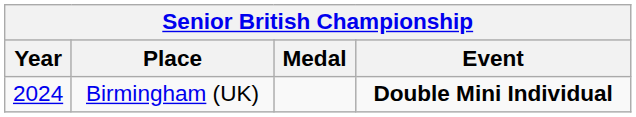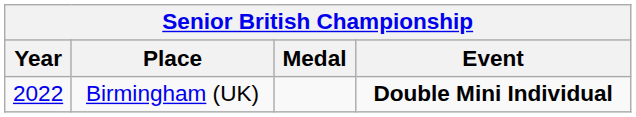(38, 93) 2024 -> (38, 93) 2022
